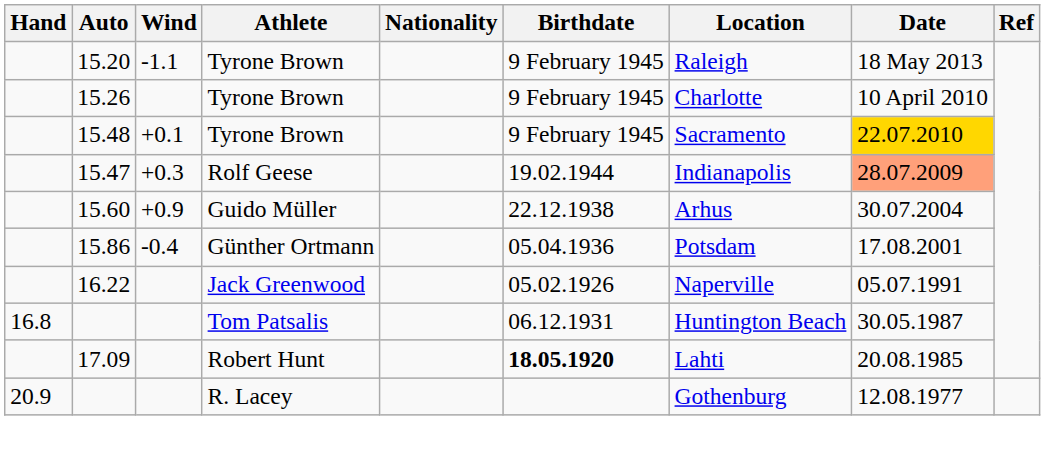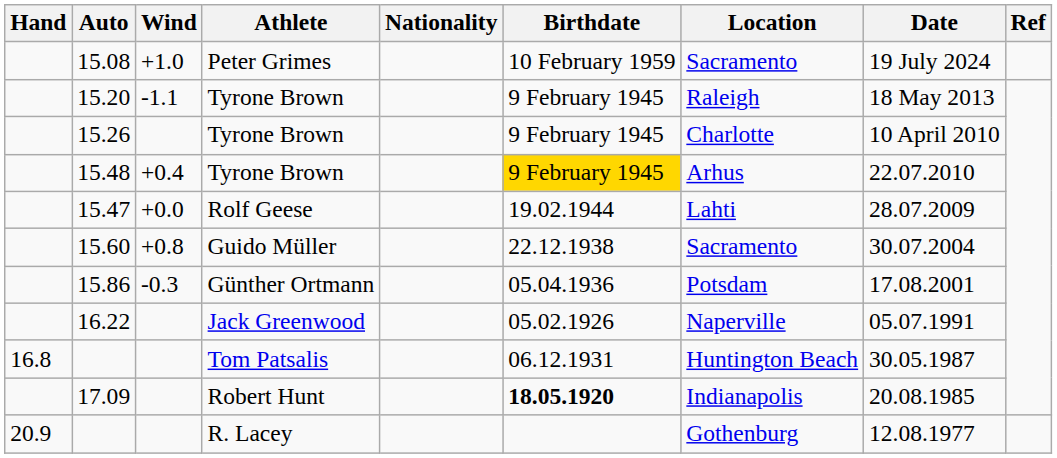+ row: (104, 60)
(162, 135) +0.1 -> (162, 172) +0.4
(586, 135) no background -> (586, 172) gold background
(730, 135) Sacramento -> (715, 172) Arhus
(910, 135) gold background -> (922, 172) no background
(162, 172) +0.3 -> (162, 209) +0.0
(733, 172) Indianapolis -> (711, 209) Lahti
(910, 172) lightsalmon background -> (922, 209) no background
(162, 209) +0.9 -> (162, 246) +0.8
(703, 209) Arhus -> (742, 246) Sacramento
(160, 246) -0.4 -> (160, 284) -0.3
(699, 358) Lahti -> (744, 396) Indianapolis
